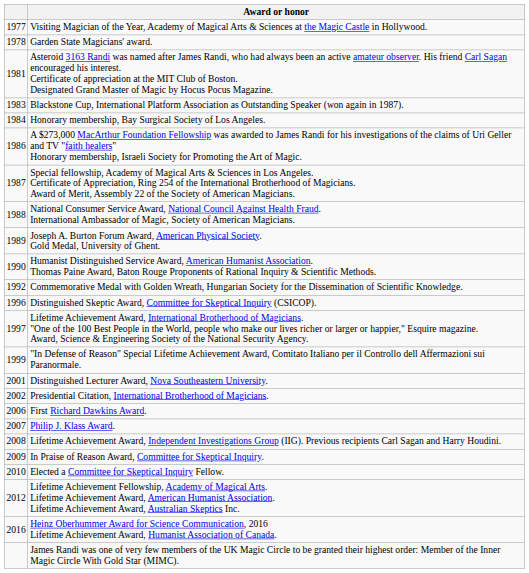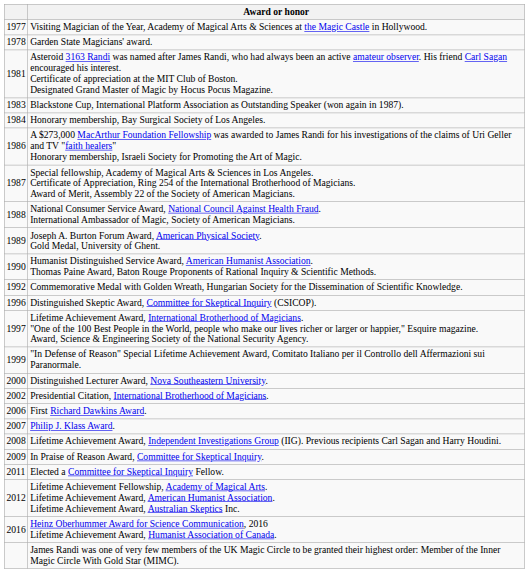(16, 380) 2001 -> (16, 380) 2000
(16, 472) 2010 -> (16, 472) 2011
